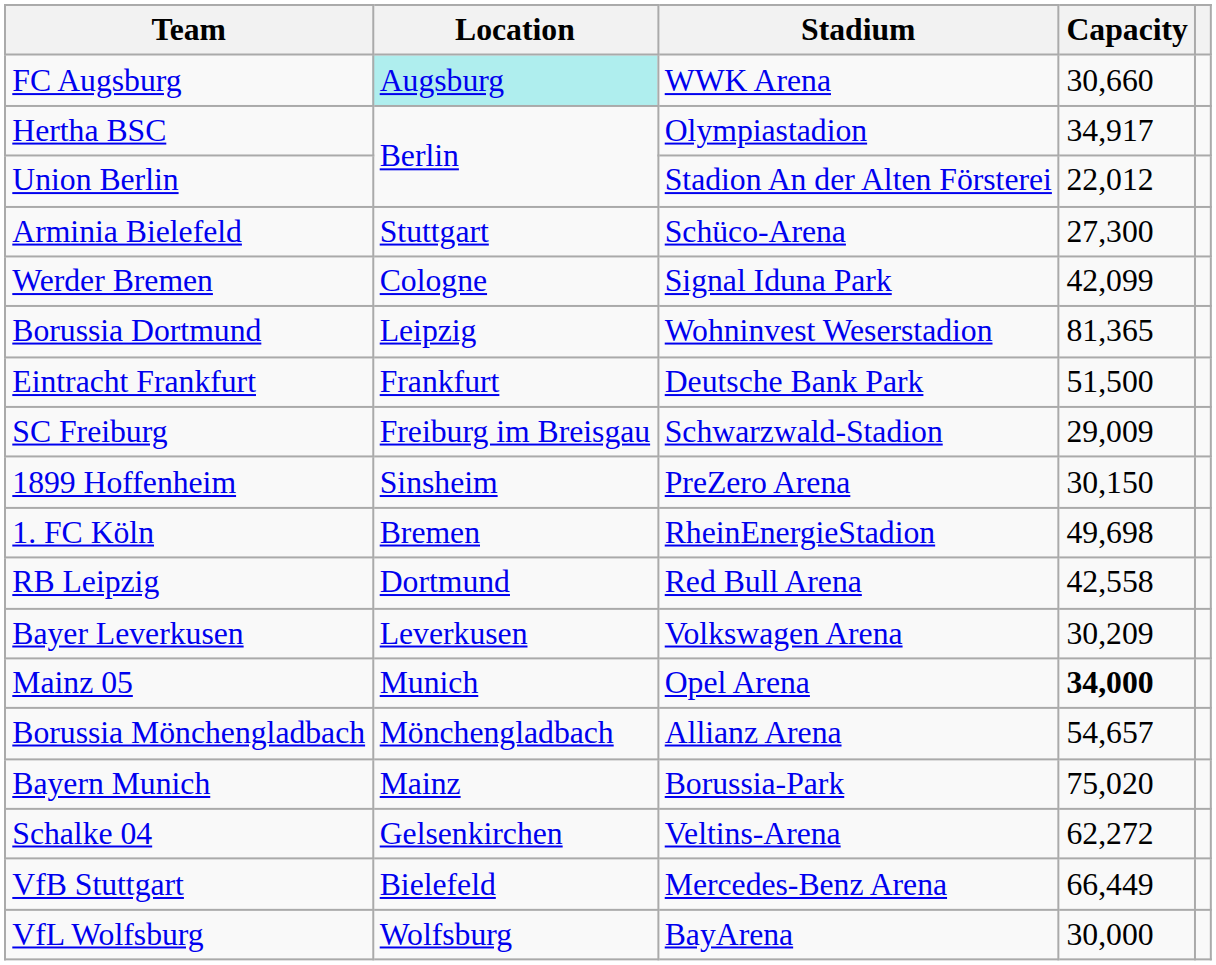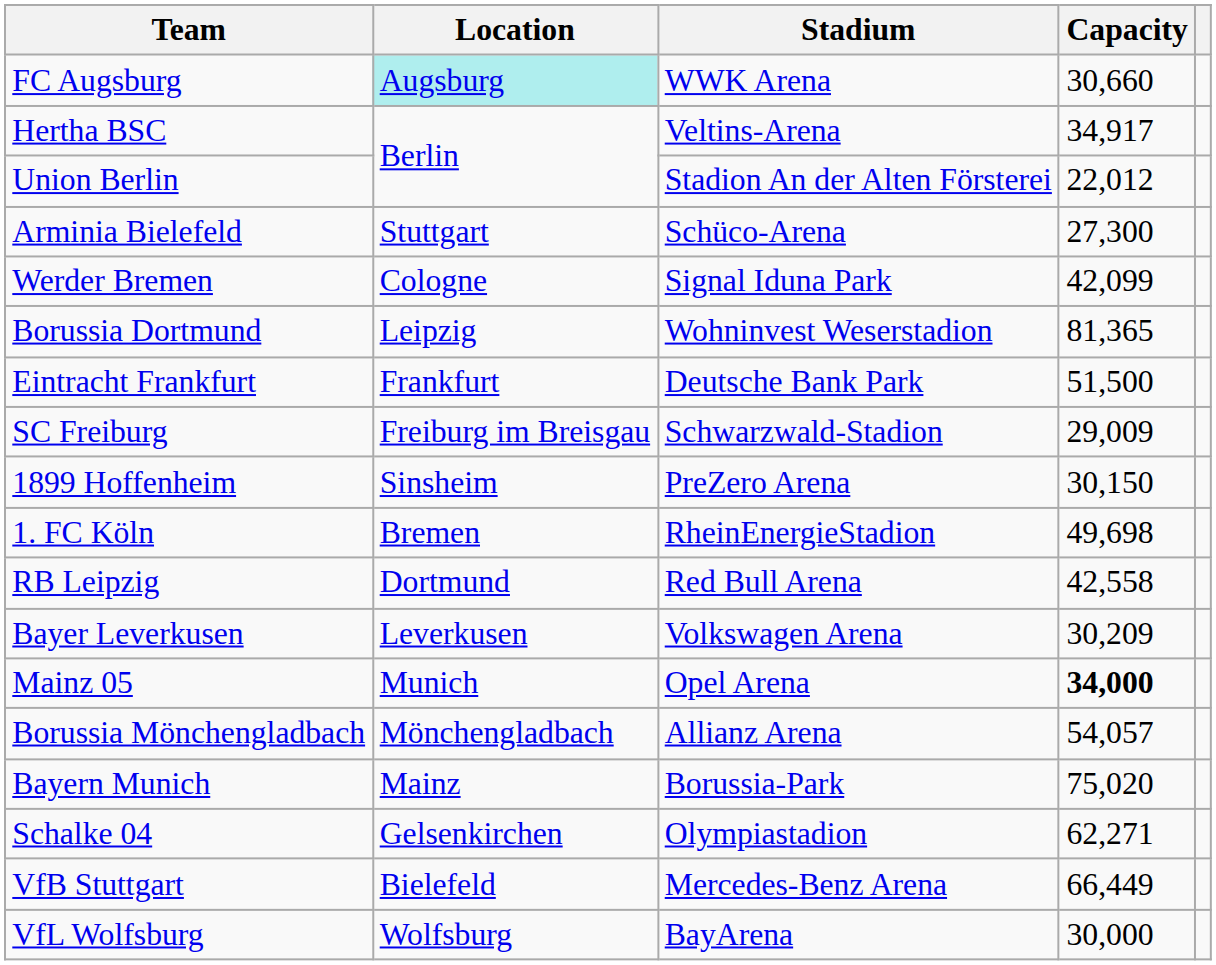(766, 130) Olympiastadion -> (753, 130) Veltins-Arena
(1110, 733) 54,657 -> (1110, 733) 54,057
(753, 833) Veltins-Arena -> (766, 833) Olympiastadion
(1110, 833) 62,272 -> (1110, 833) 62,271
